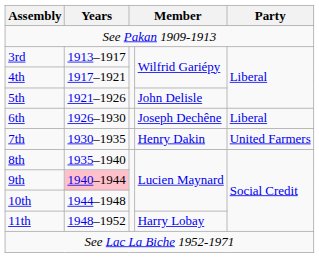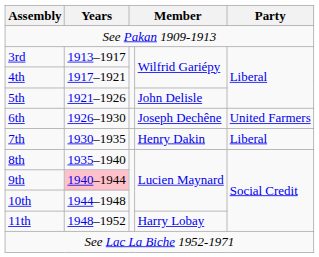(248, 118) Liberal -> (270, 118) United Farmers
(270, 139) United Farmers -> (248, 139) Liberal
